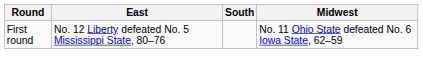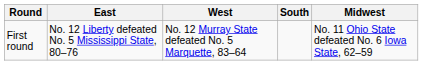+ column: (220, 13)
